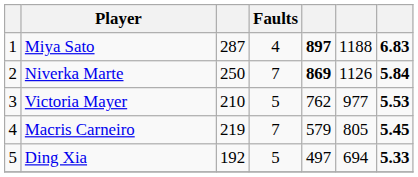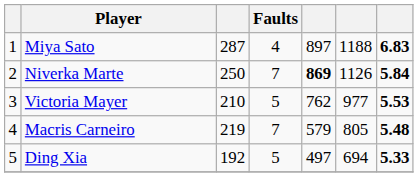(319, 46) bold -> (319, 46) normal
(395, 129) 5.45 -> (395, 129) 5.48
